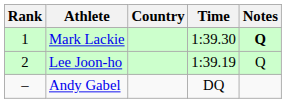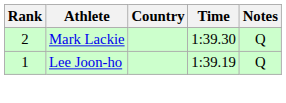(25, 39) 1 -> (25, 39) 2
(260, 39) bold -> (260, 39) normal
(25, 62) 2 -> (25, 62) 1
- row: (85, 86)
